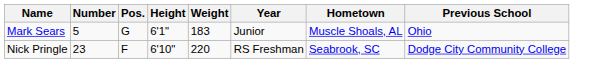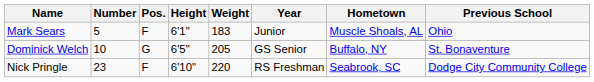(125, 31) G -> (145, 31) F
+ row: (48, 49)
